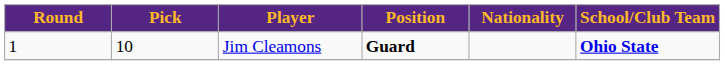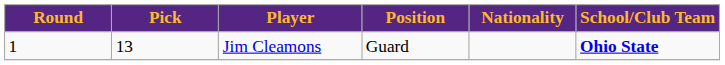(124, 45) 10 -> (124, 45) 13
(390, 45) bold -> (387, 45) normal
